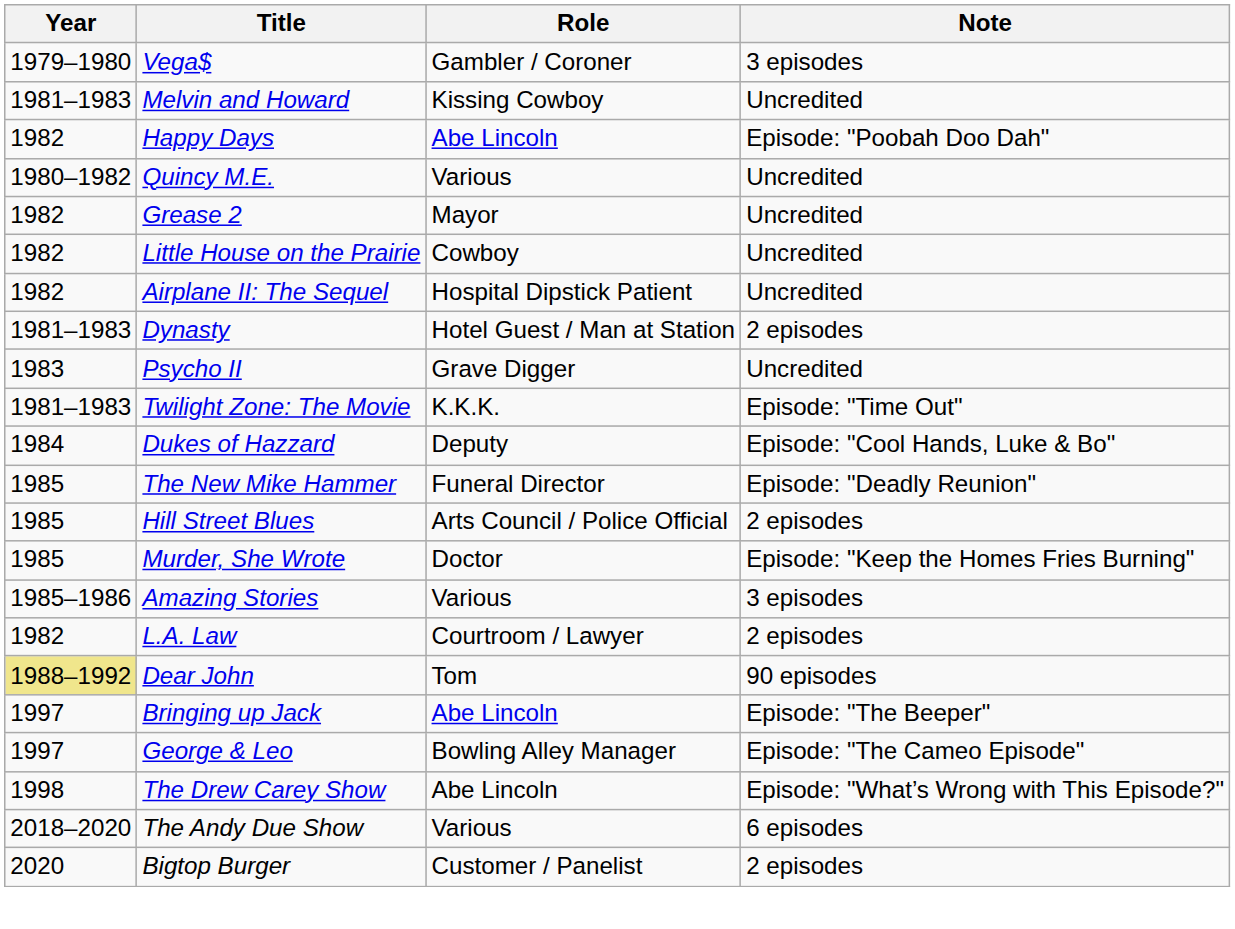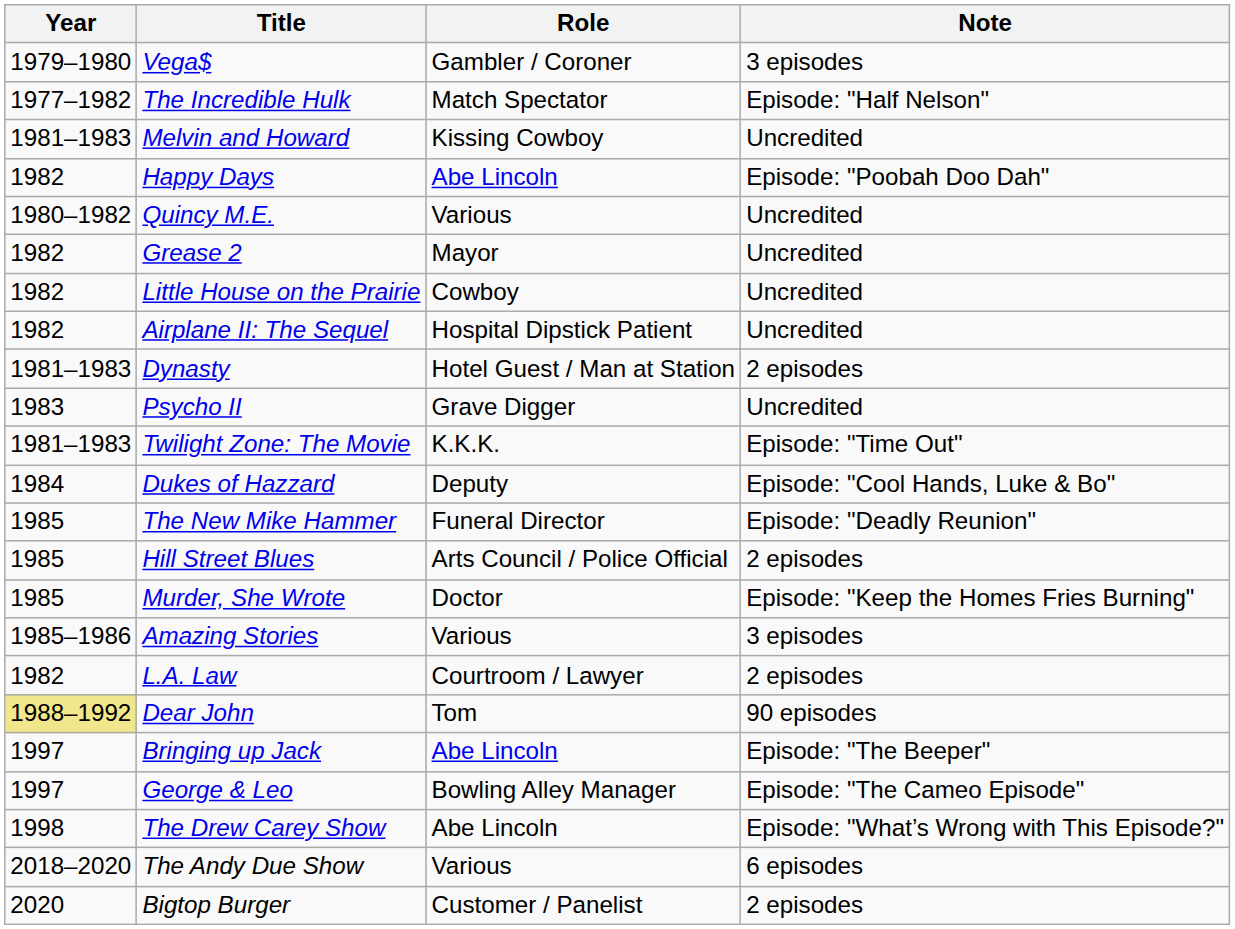+ row: (246, 100)
